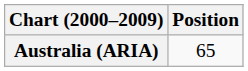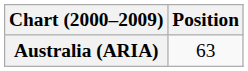(206, 50) 65 -> (206, 50) 63
